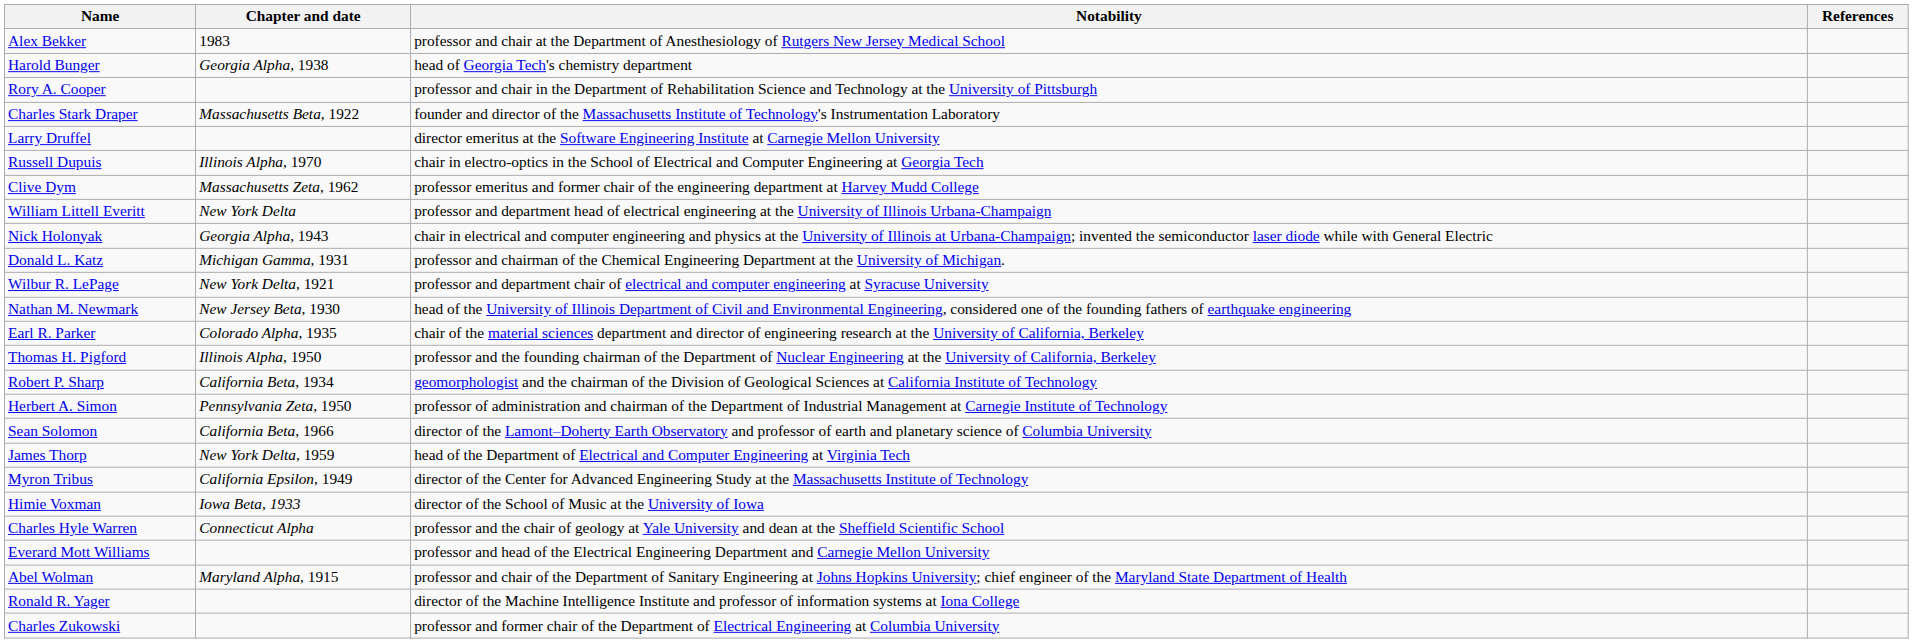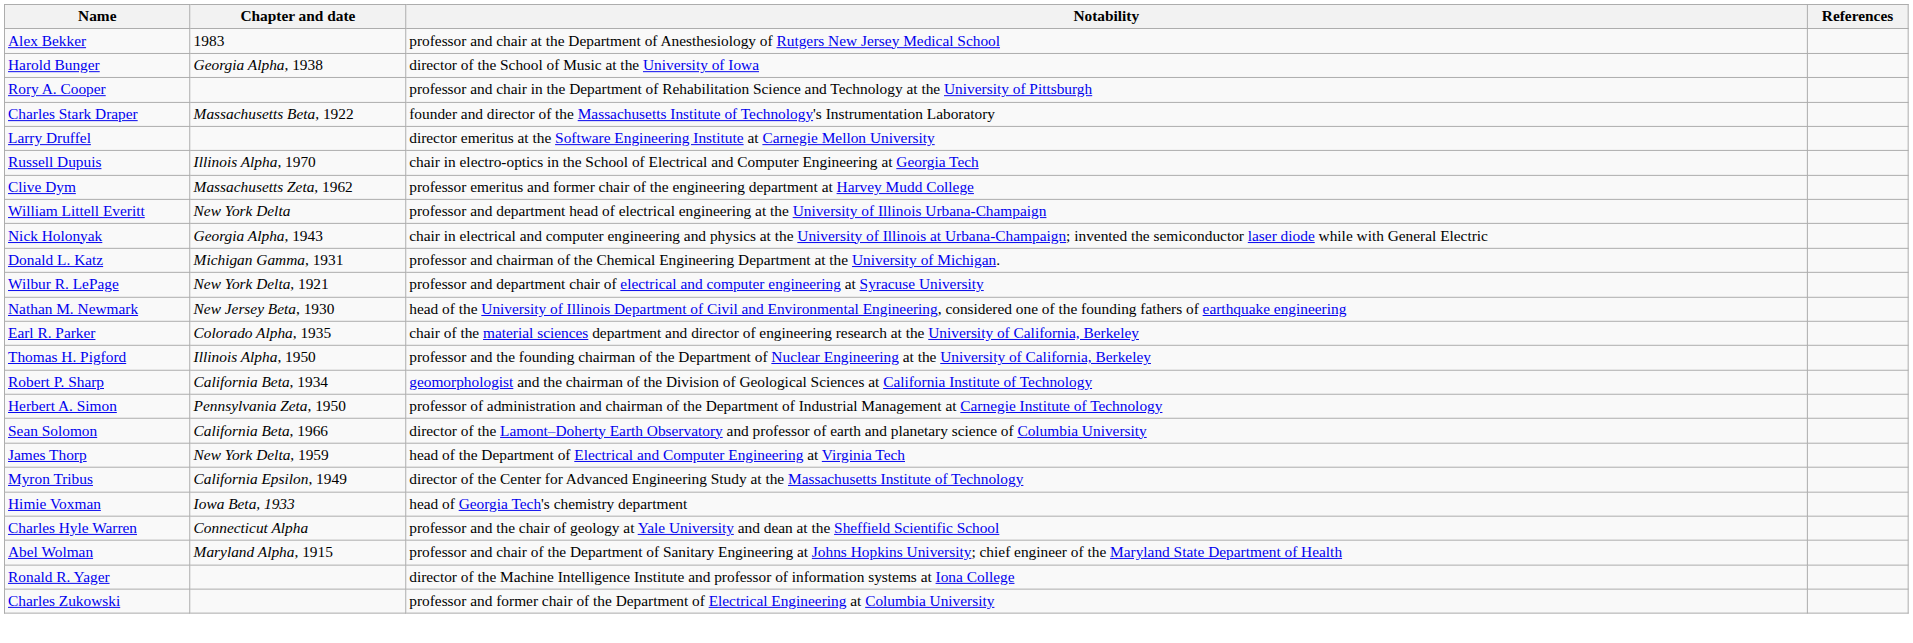(553, 65) head of Georgia Tech's chemistry department -> (584, 65) director of the School of Music at the University of Iowa
(589, 503) director of the School of Music at the University of Iowa -> (548, 503) head of Georgia Tech's chemistry department
- row: (79, 552)
